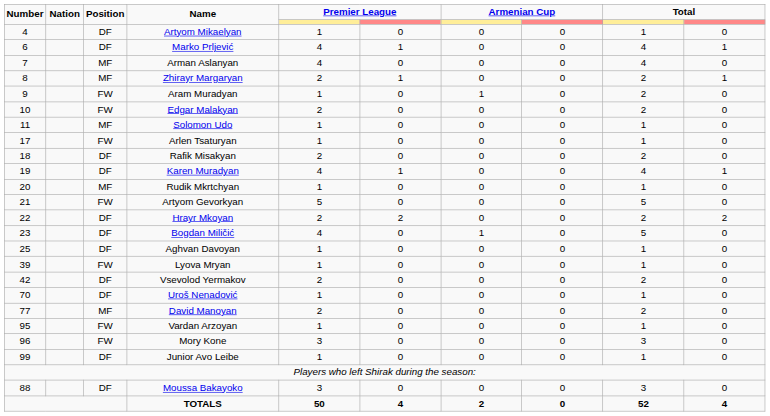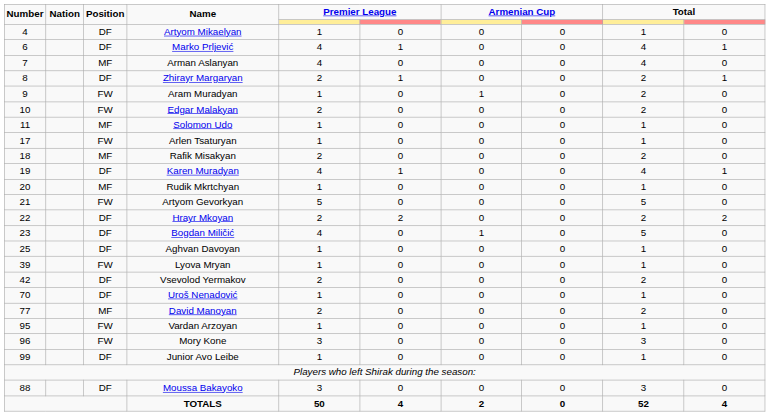(105, 78) MF -> (105, 78) DF
(105, 156) DF -> (105, 156) MF
